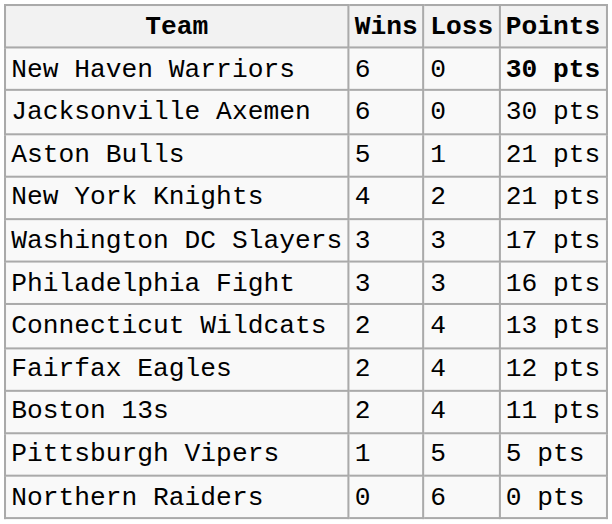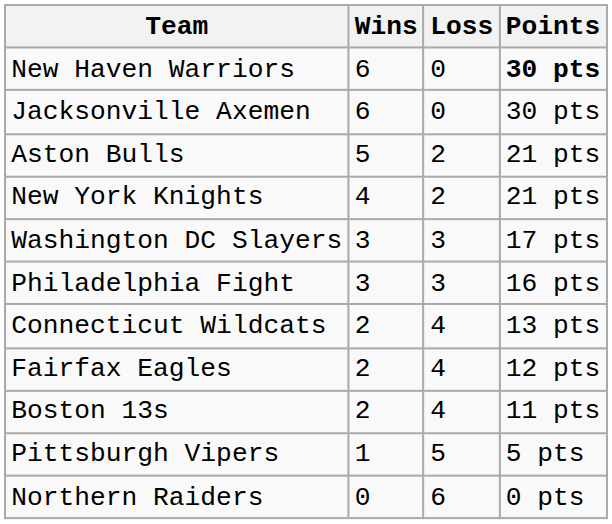(438, 155) 1 -> (438, 155) 2
